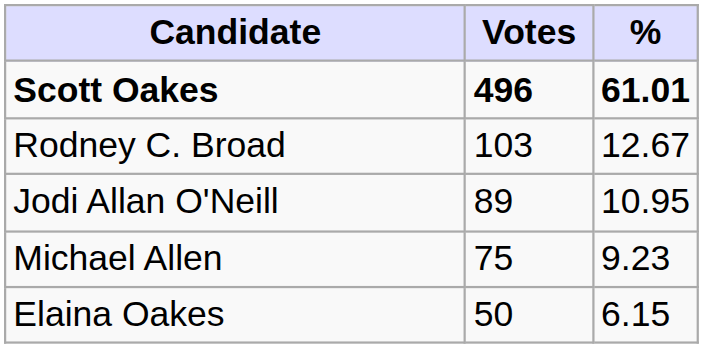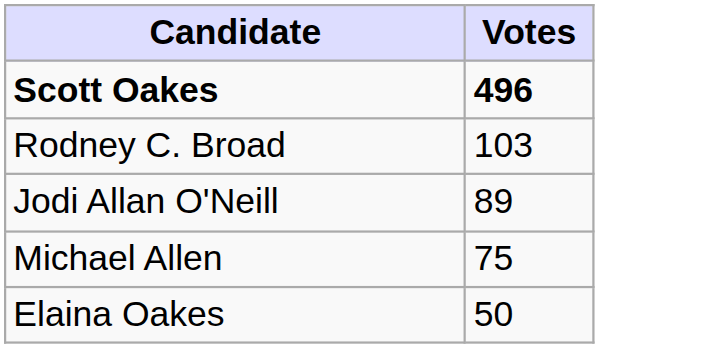- column: (645, 32)
